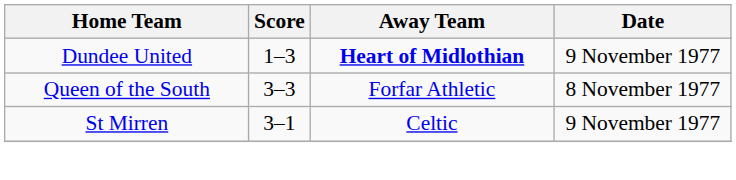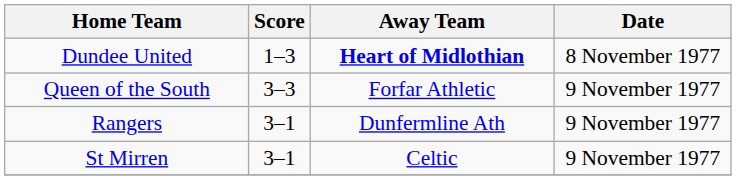(643, 55) 9 November 1977 -> (643, 55) 8 November 1977
(643, 89) 8 November 1977 -> (643, 89) 9 November 1977
+ row: (127, 123)
